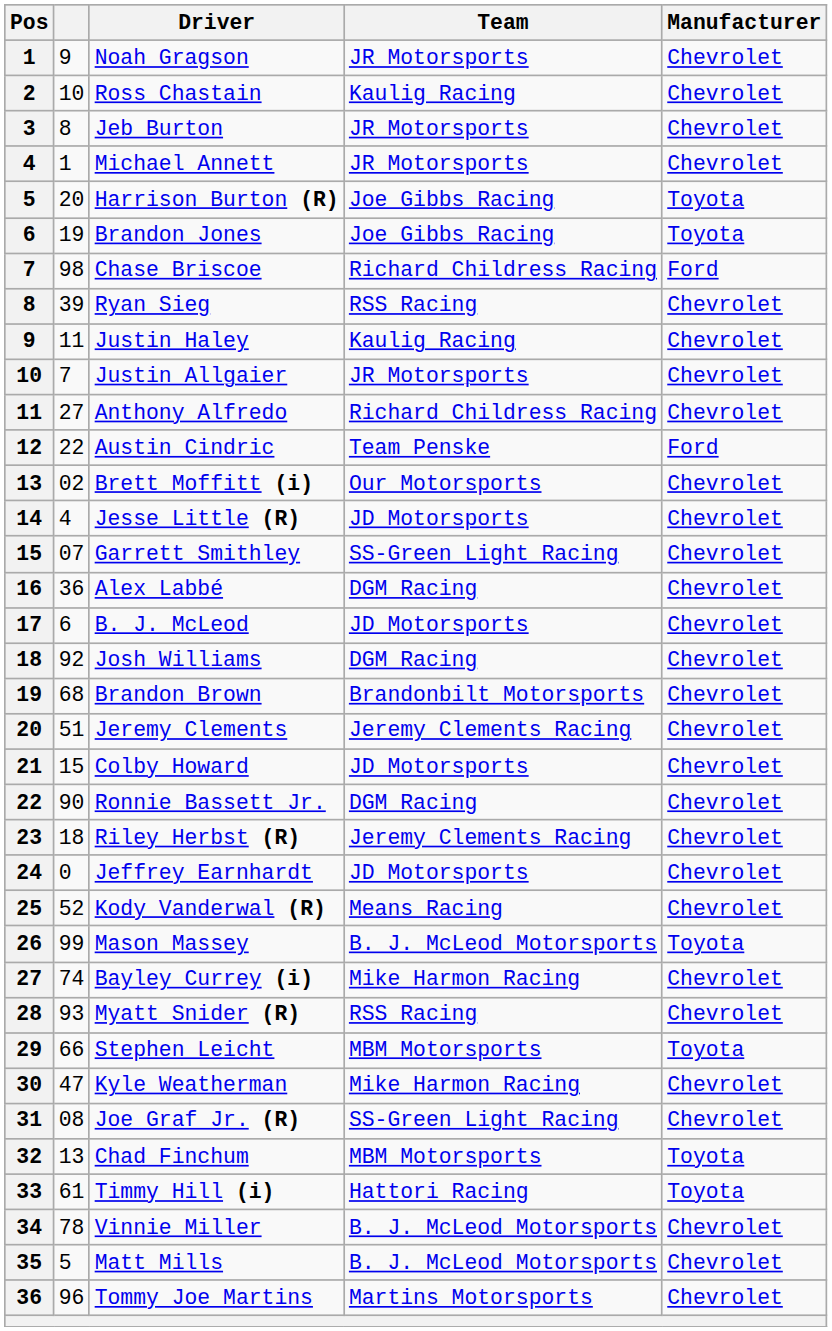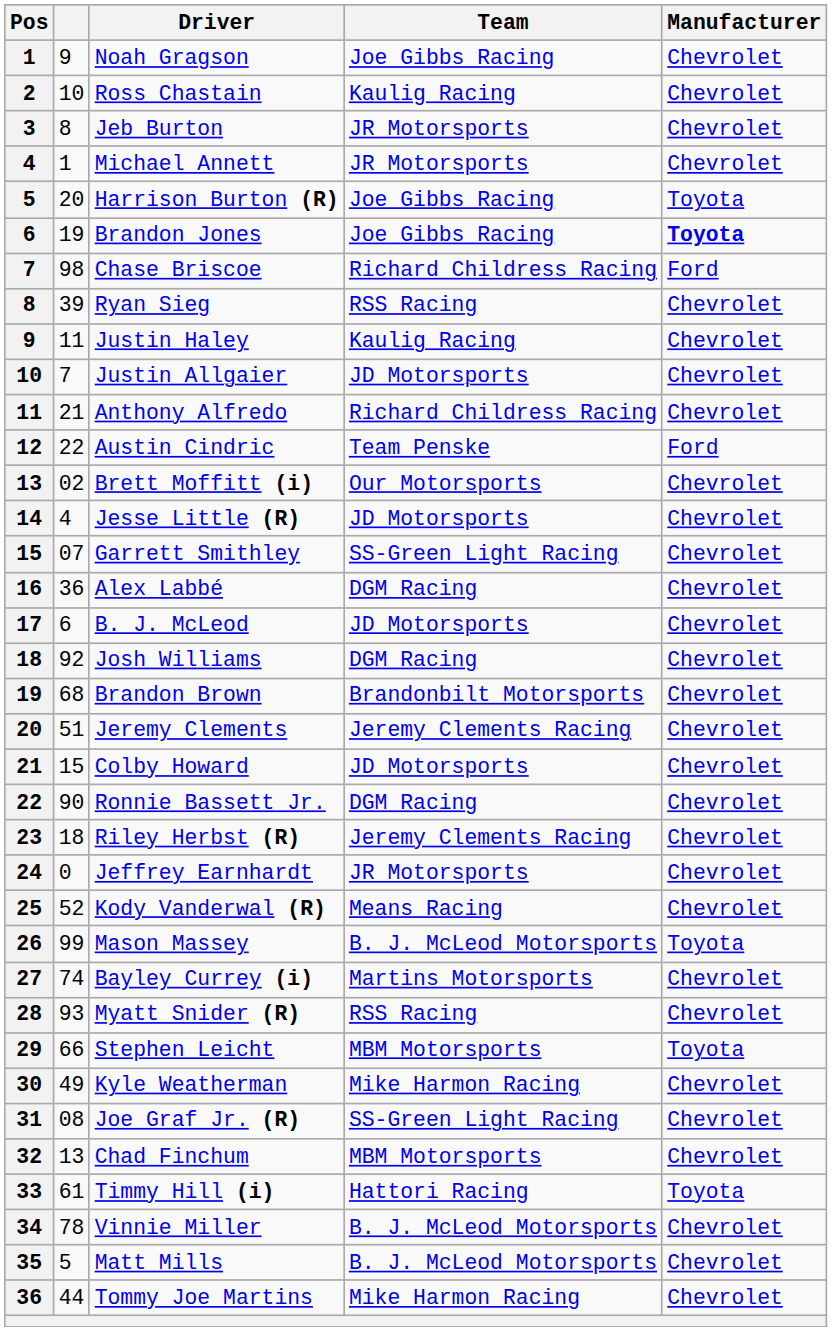(439, 58) JR Motorsports -> (452, 58) Joe Gibbs Racing
(706, 235) normal -> (706, 235) bold
(439, 377) JR Motorsports -> (439, 377) JD Motorsports
(72, 412) 27 -> (72, 412) 21
(439, 873) JD Motorsports -> (439, 873) JR Motorsports
(464, 979) Mike Harmon Racing -> (471, 979) Martins Motorsports
(72, 1085) 47 -> (72, 1085) 49
(706, 1156) Toyota -> (725, 1156) Chevrolet
(72, 1298) 96 -> (72, 1298) 44
(471, 1298) Martins Motorsports -> (464, 1298) Mike Harmon Racing
